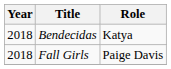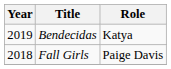(20, 34) 2018 -> (20, 34) 2019
